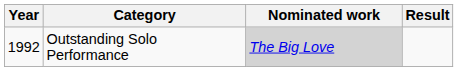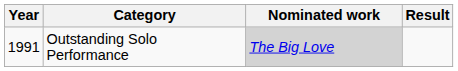(24, 46) 1992 -> (24, 46) 1991
